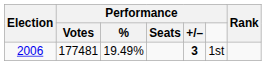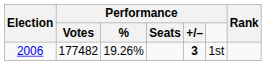(78, 51) 177481 -> (78, 51) 177482
(124, 51) 19.49% -> (124, 51) 19.26%
